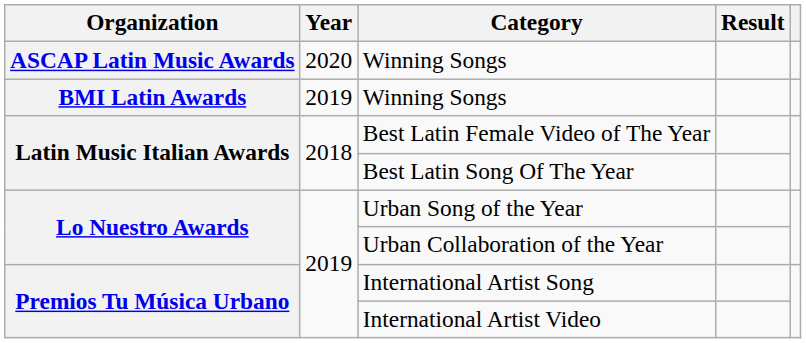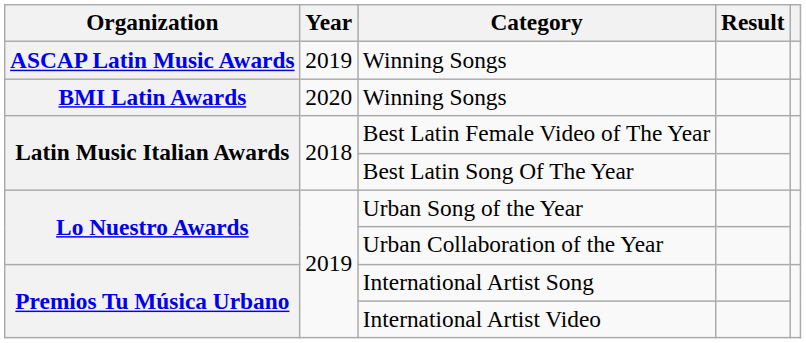(329, 60) 2020 -> (329, 60) 2019
(329, 97) 2019 -> (329, 97) 2020
